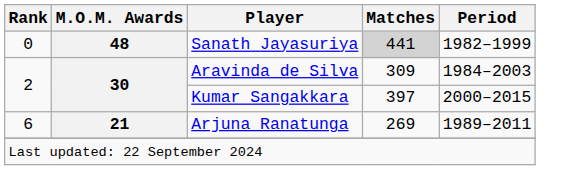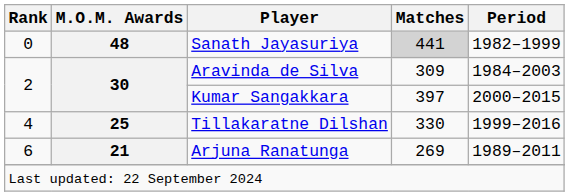+ row: (290, 125)
